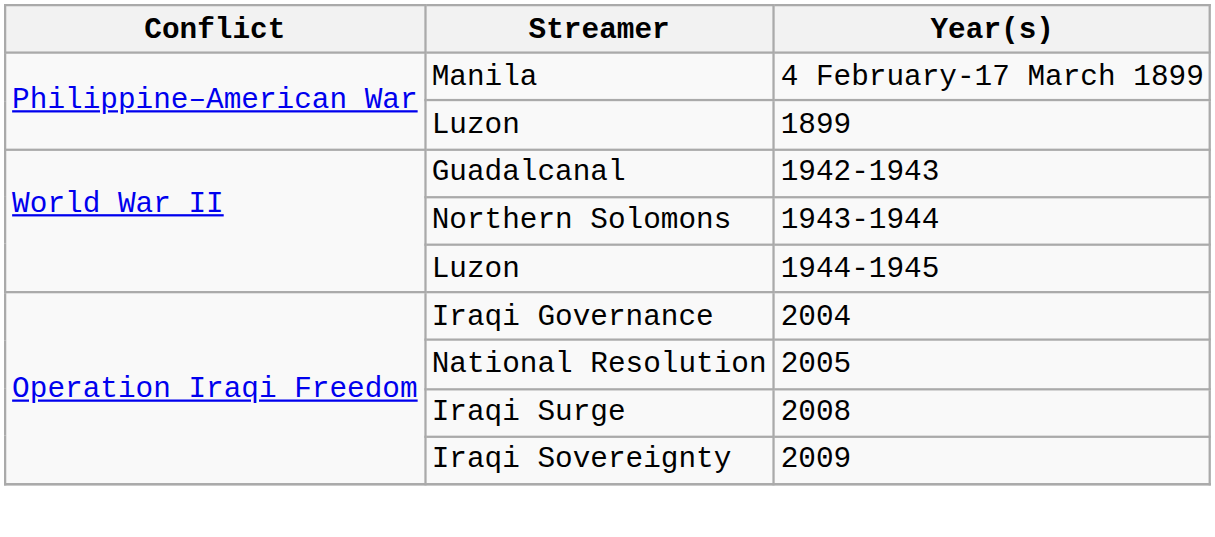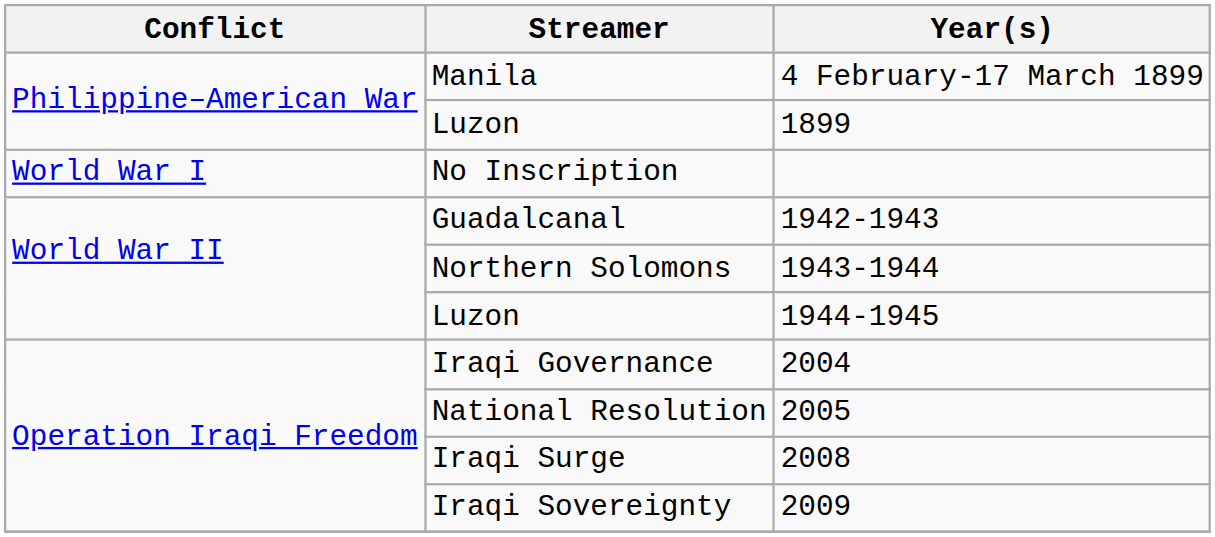+ row: (555, 173)
